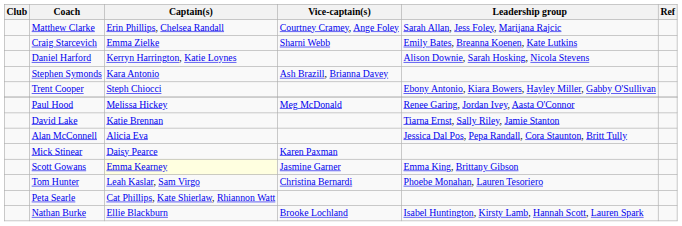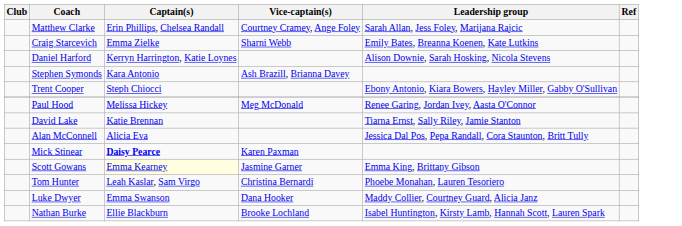(132, 151) normal -> (133, 151) bold
- row: (53, 197)
+ row: (56, 197)
